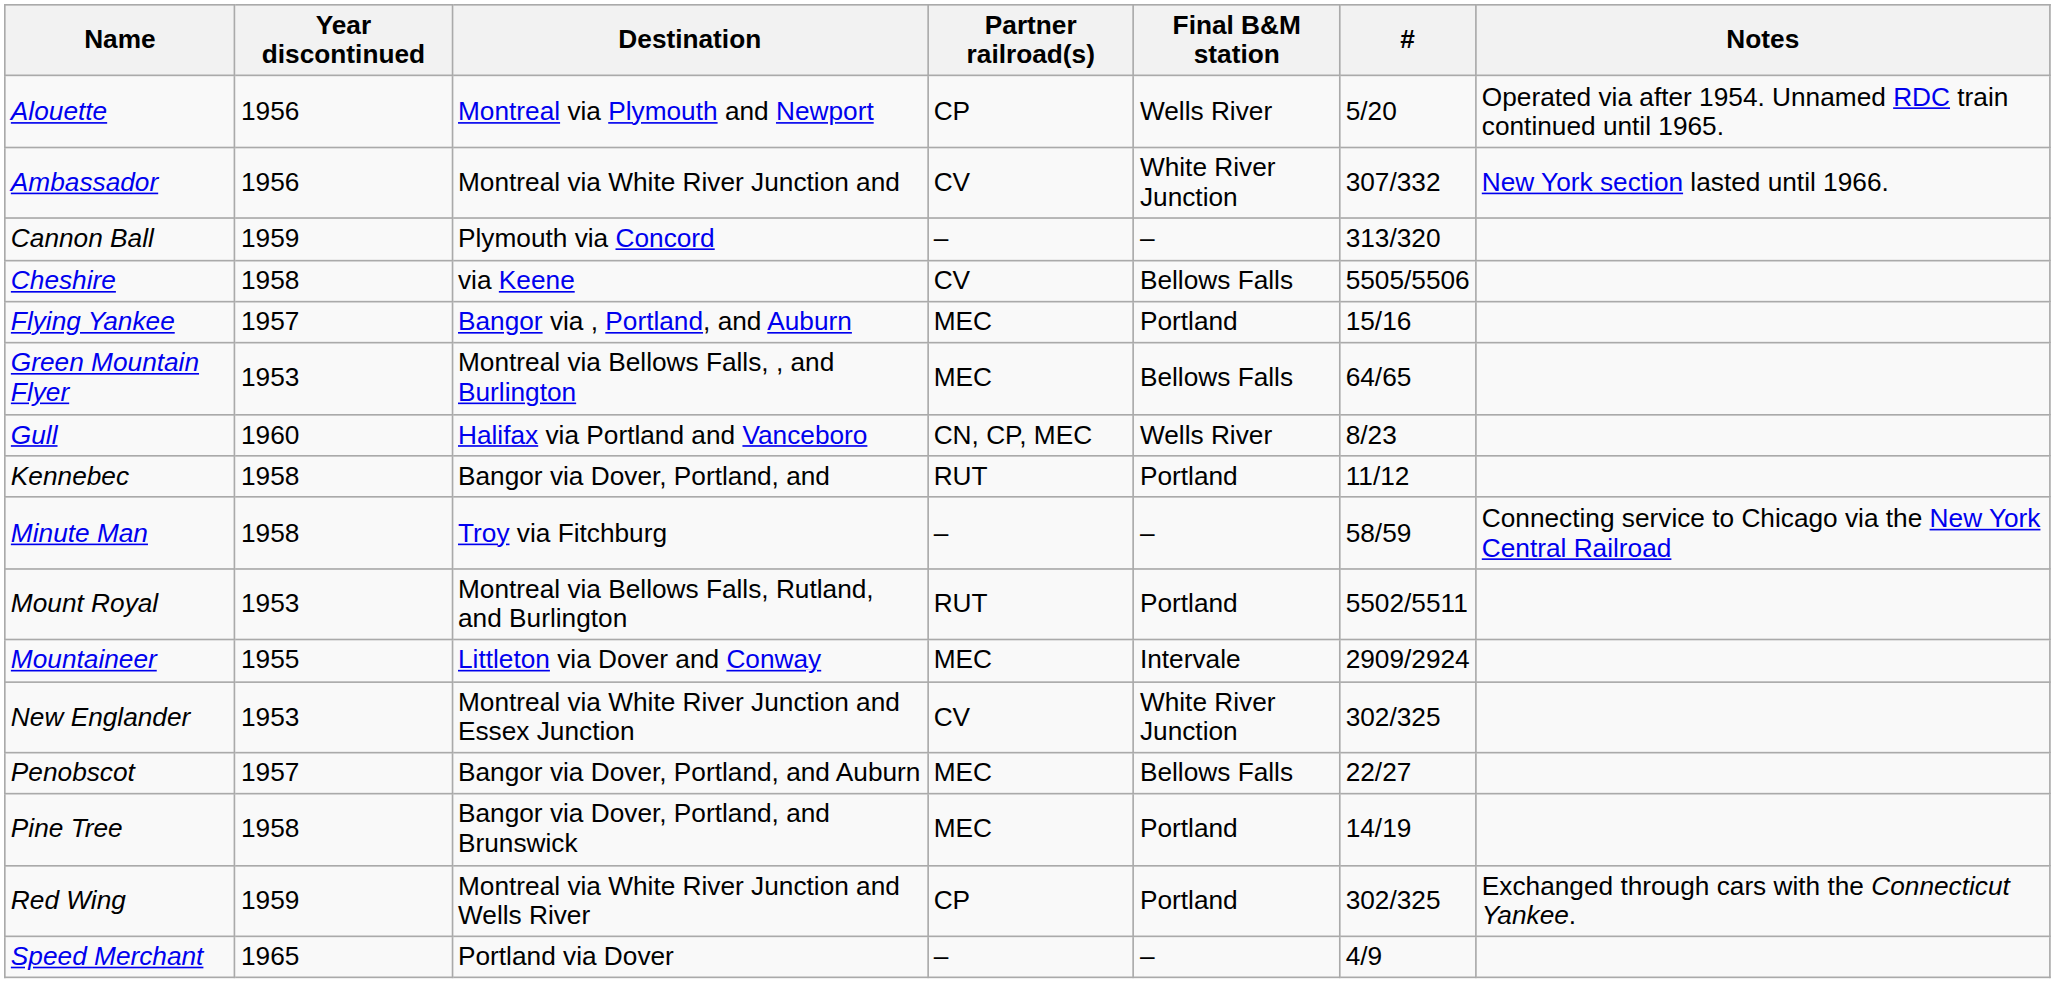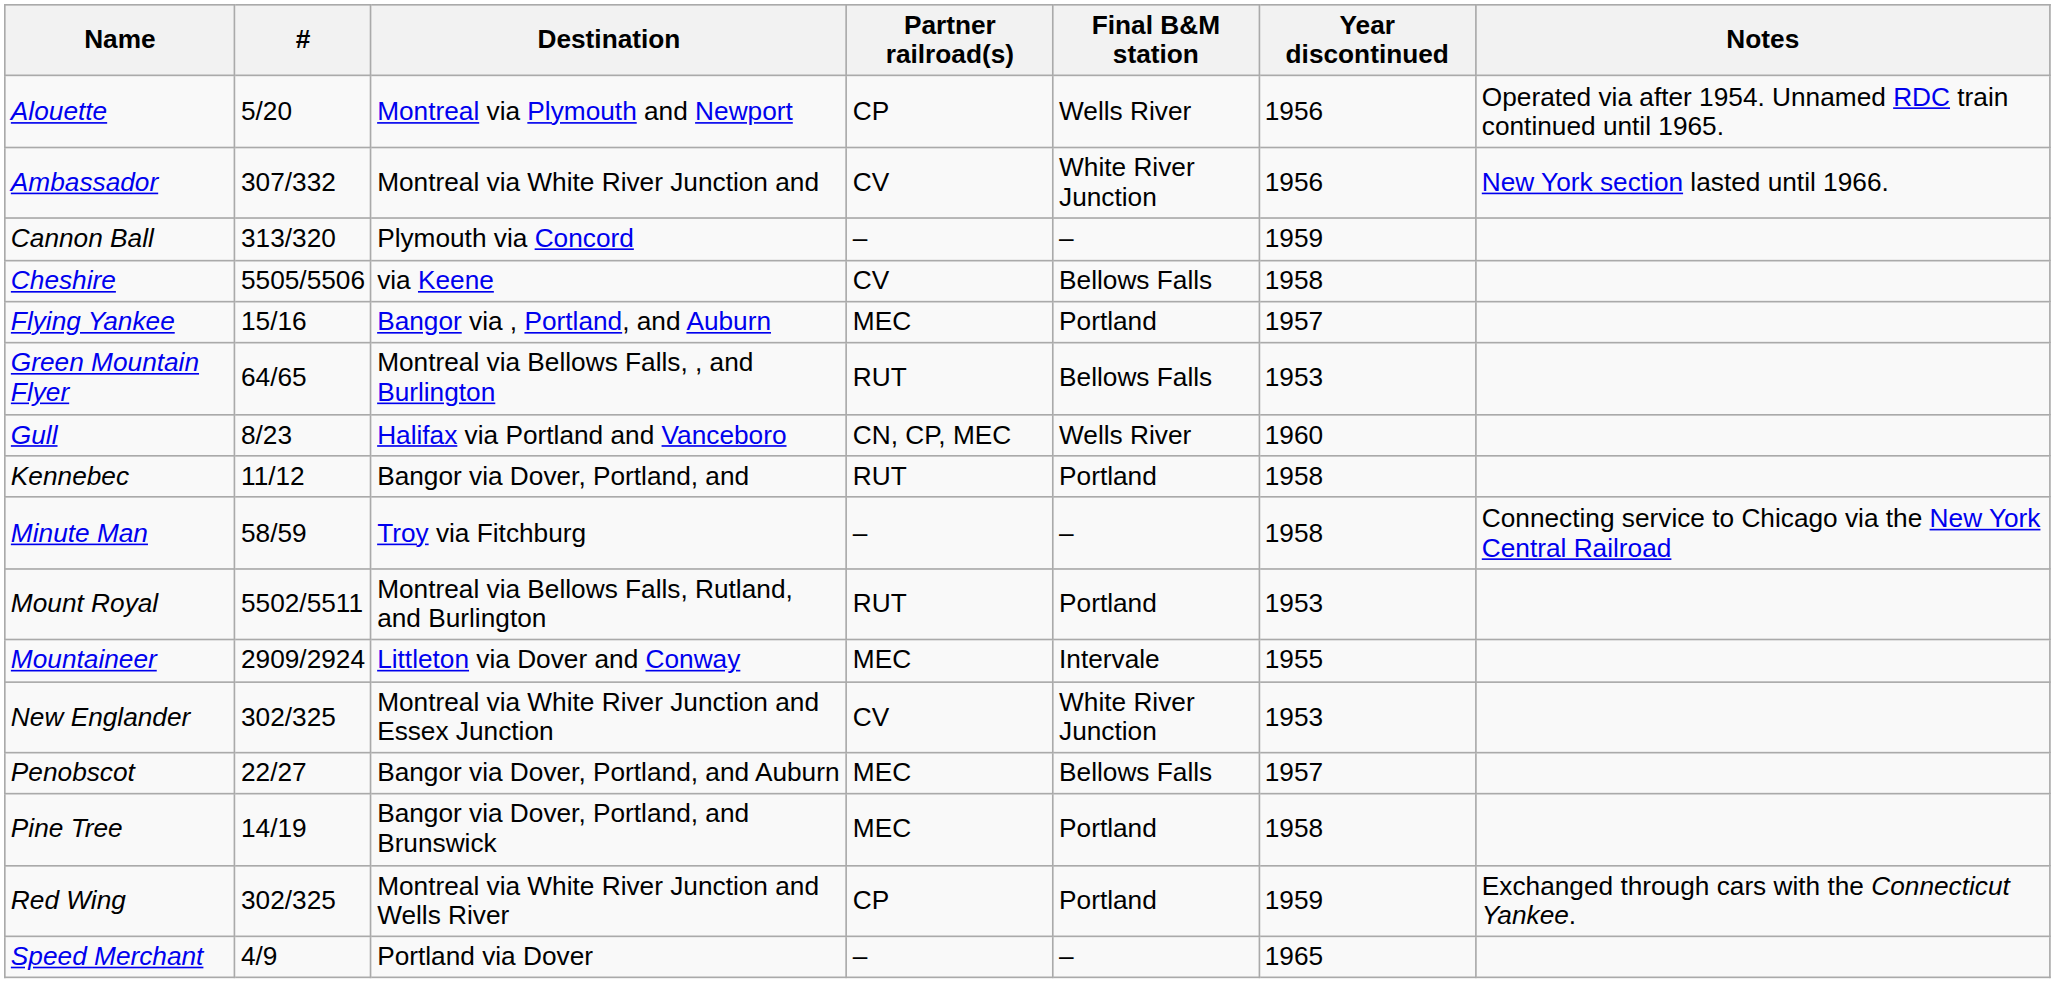columns swapped: (1408, 40) <-> (343, 40)
(963, 378) MEC -> (880, 378) RUT
